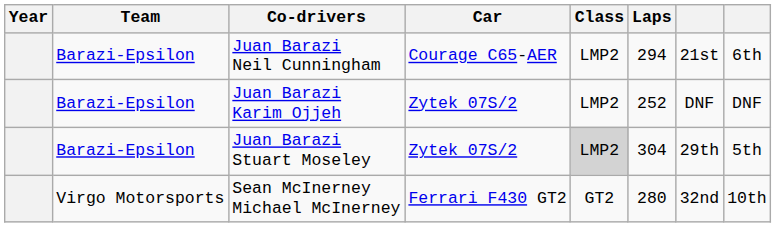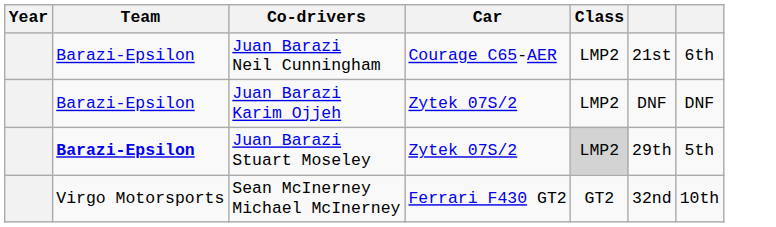- column: (652, 18)
(125, 151) normal -> (125, 151) bold
